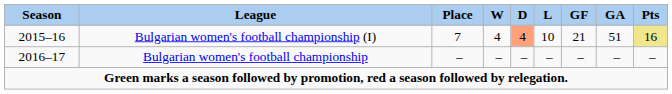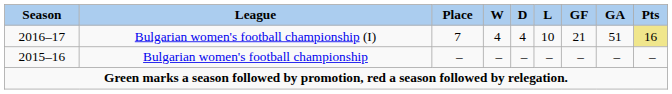(42, 36) 2015–16 -> (42, 36) 2016–17
(522, 36) lightsalmon background -> (522, 36) no background
(42, 57) 2016–17 -> (42, 57) 2015–16
